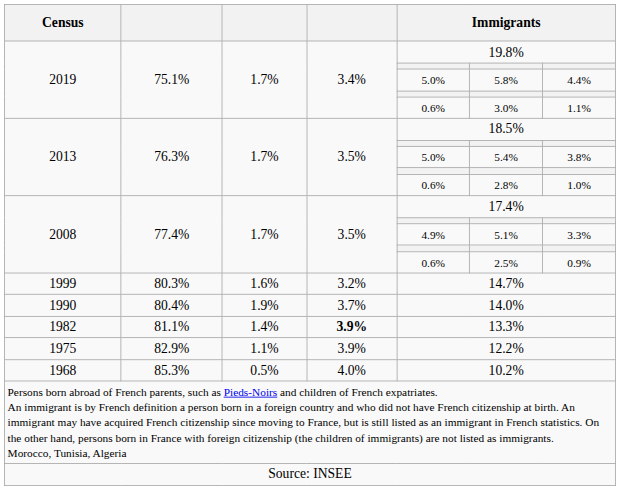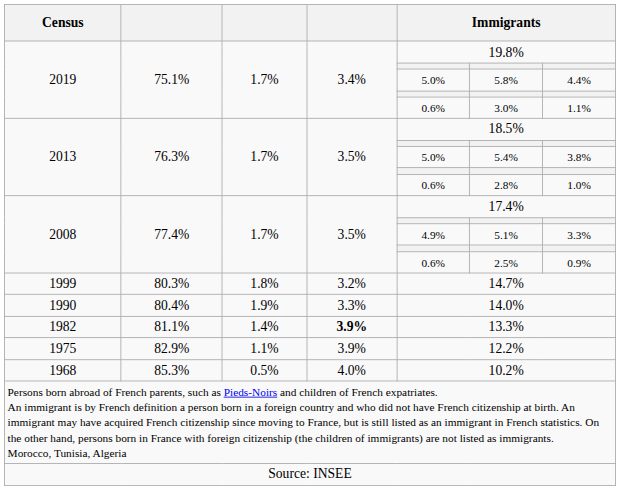(265, 283) 1.6% -> (265, 283) 1.8%
(352, 305) 3.7% -> (352, 305) 3.3%
